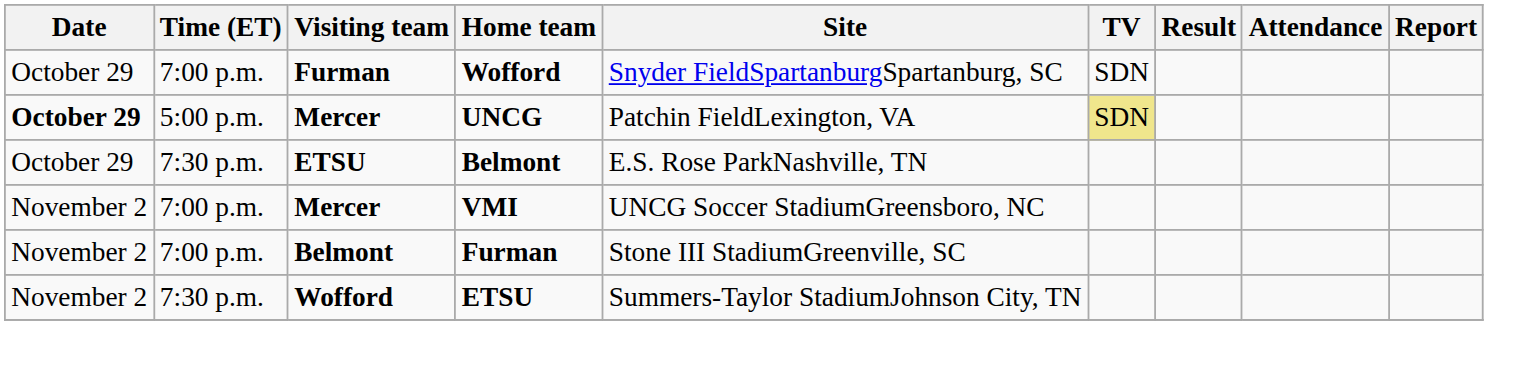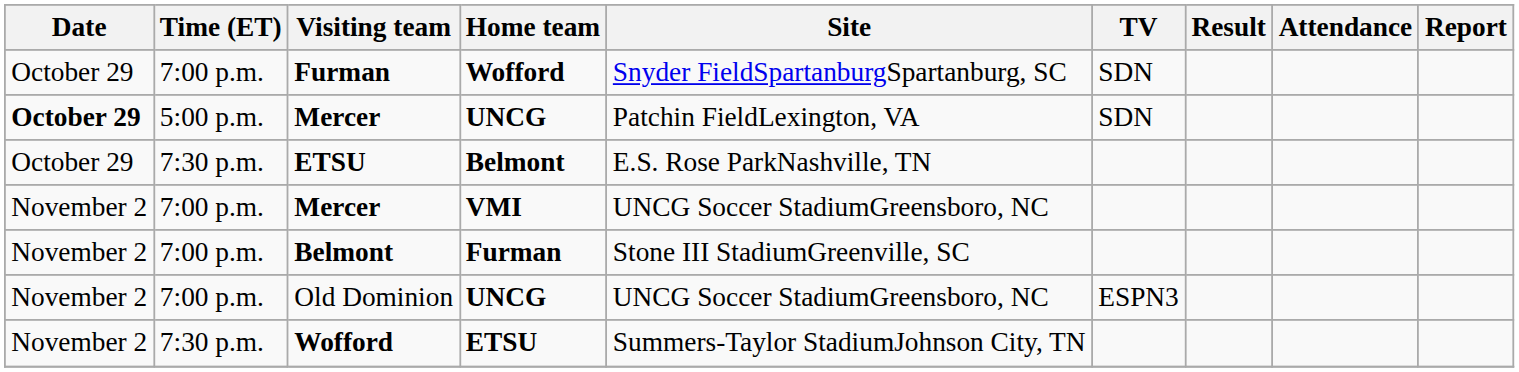(1122, 117) khaki background -> (1126, 117) no background
+ row: (374, 297)
